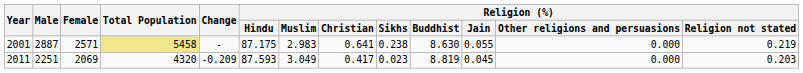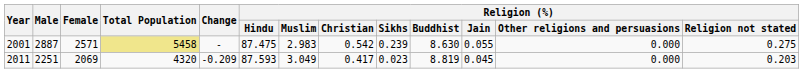(259, 44) 87.175 -> (259, 44) 87.475
(359, 44) 0.641 -> (359, 44) 0.542
(393, 44) 0.238 -> (393, 44) 0.239
(782, 44) 0.219 -> (782, 44) 0.275
